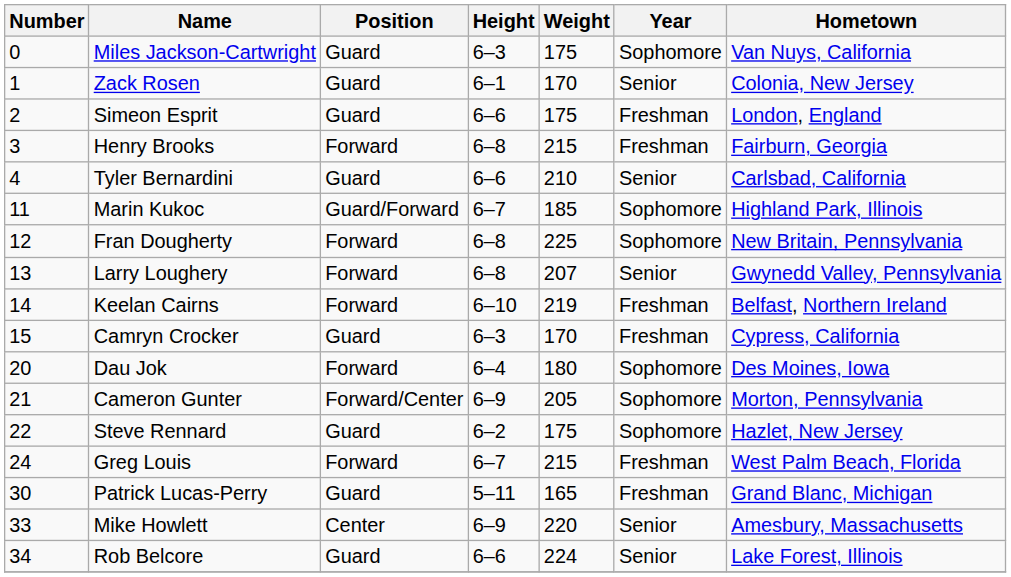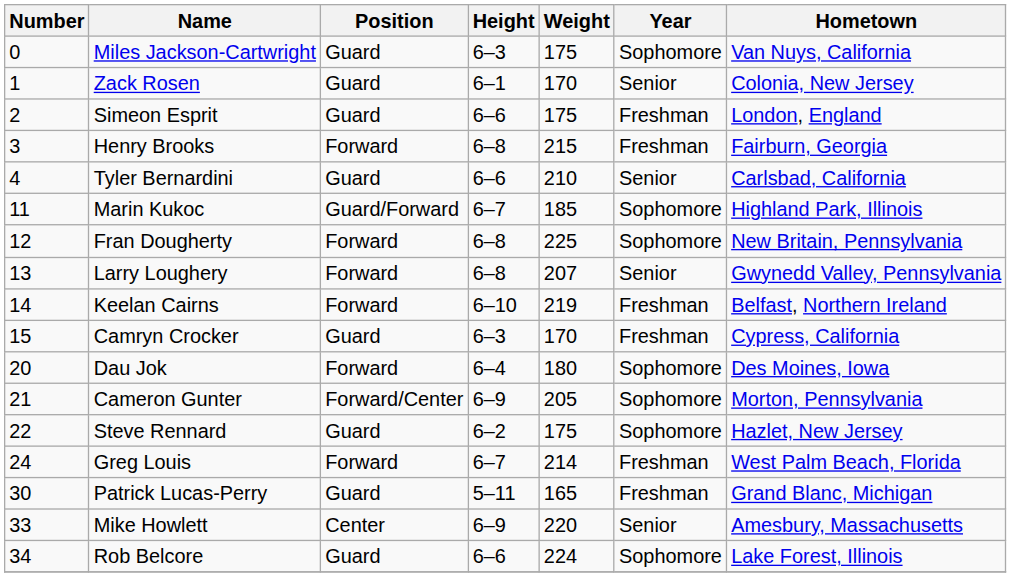(560, 462) 215 -> (560, 462) 214
(648, 556) Senior -> (670, 556) Sophomore
